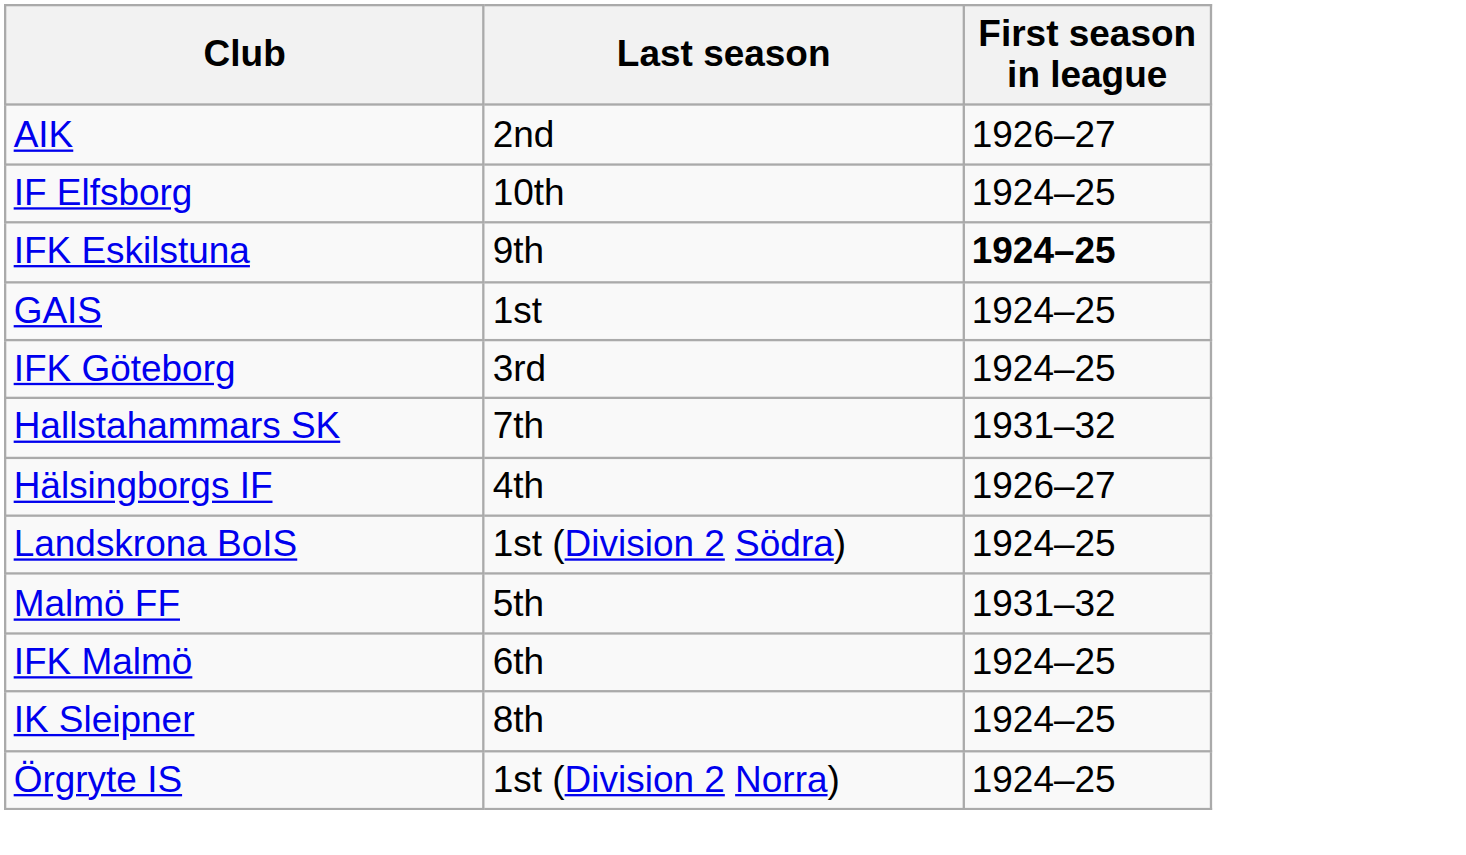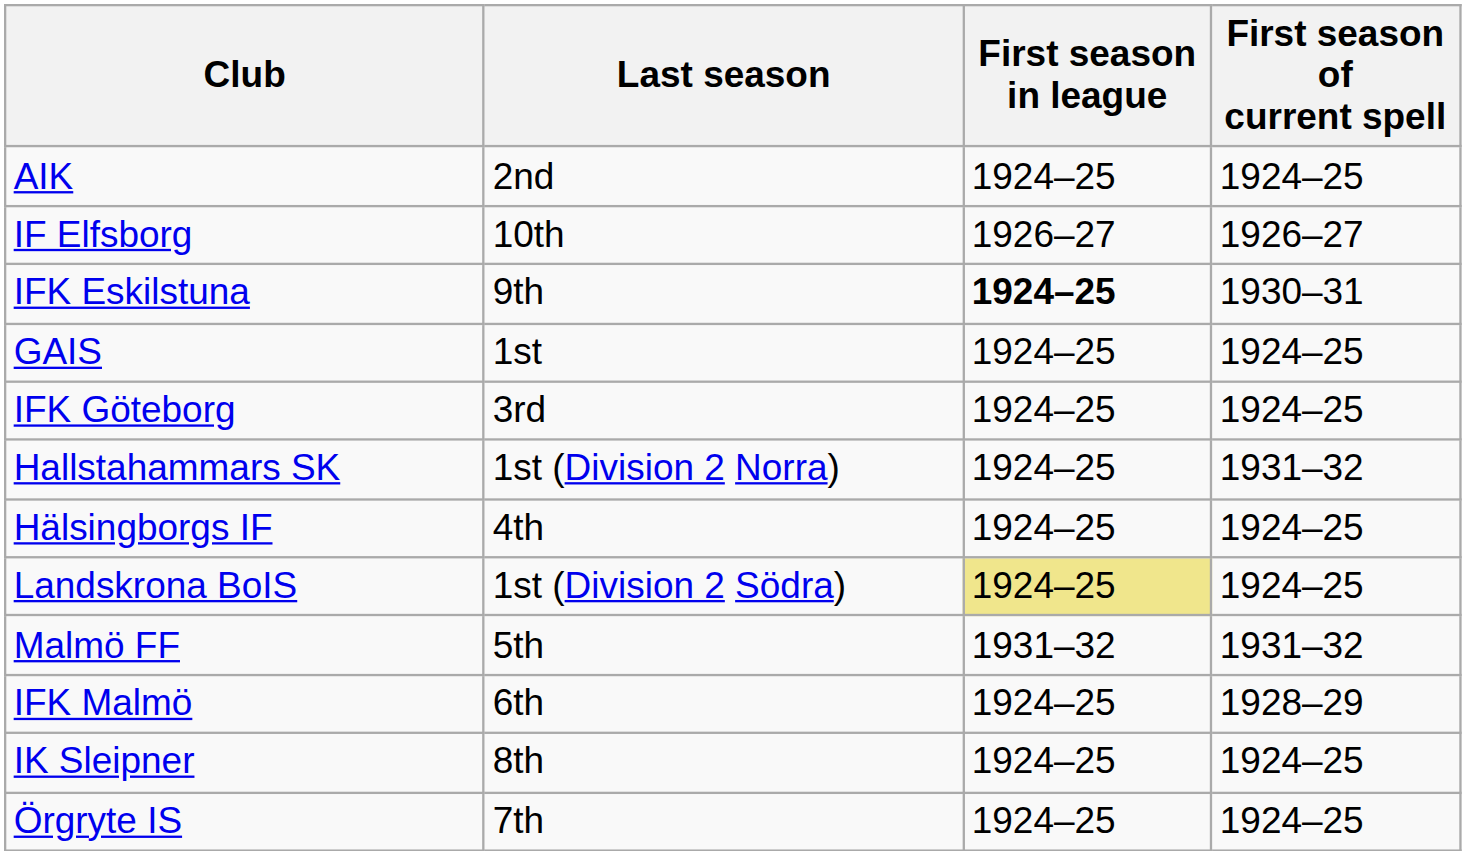+ column: (1335, 75)
(1044, 134) 1926–27 -> (1044, 175) 1924–25
(1044, 192) 1924–25 -> (1044, 234) 1926–27
(518, 427) 7th -> (666, 468) 1st (Division 2 Norra)
(1044, 427) 1931–32 -> (1044, 468) 1924–25
(1044, 485) 1926–27 -> (1044, 527) 1924–25
(1044, 544) no background -> (1044, 585) khaki background
(666, 778) 1st (Division 2 Norra) -> (518, 820) 7th
